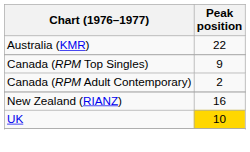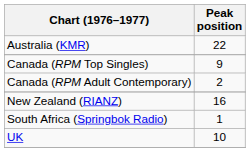+ row: (87, 119)
(220, 119) gold background -> (220, 138) no background
